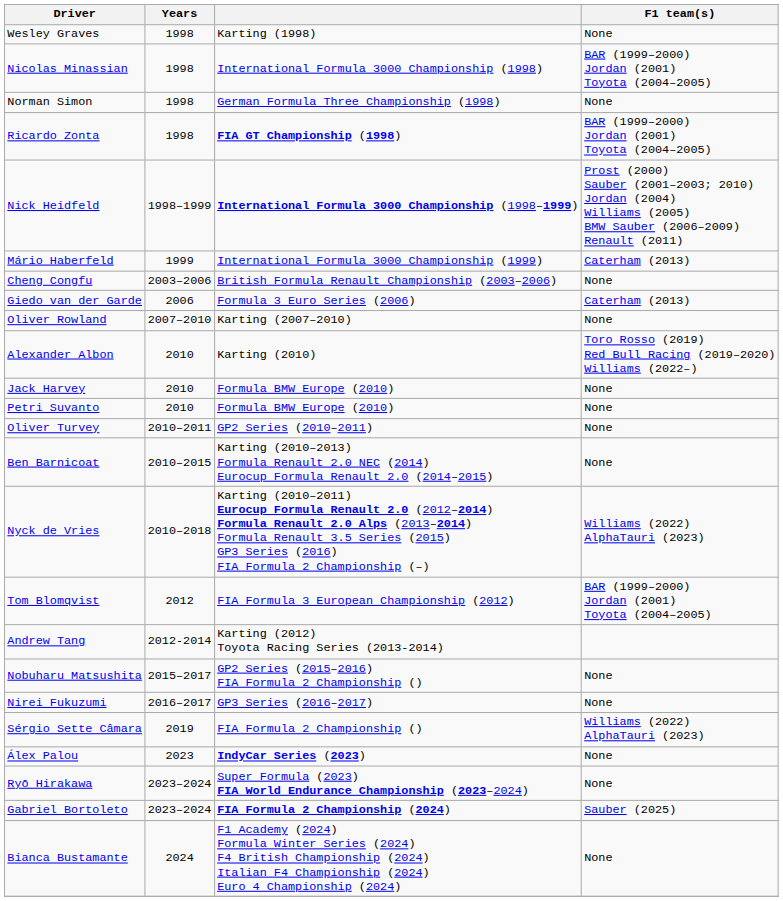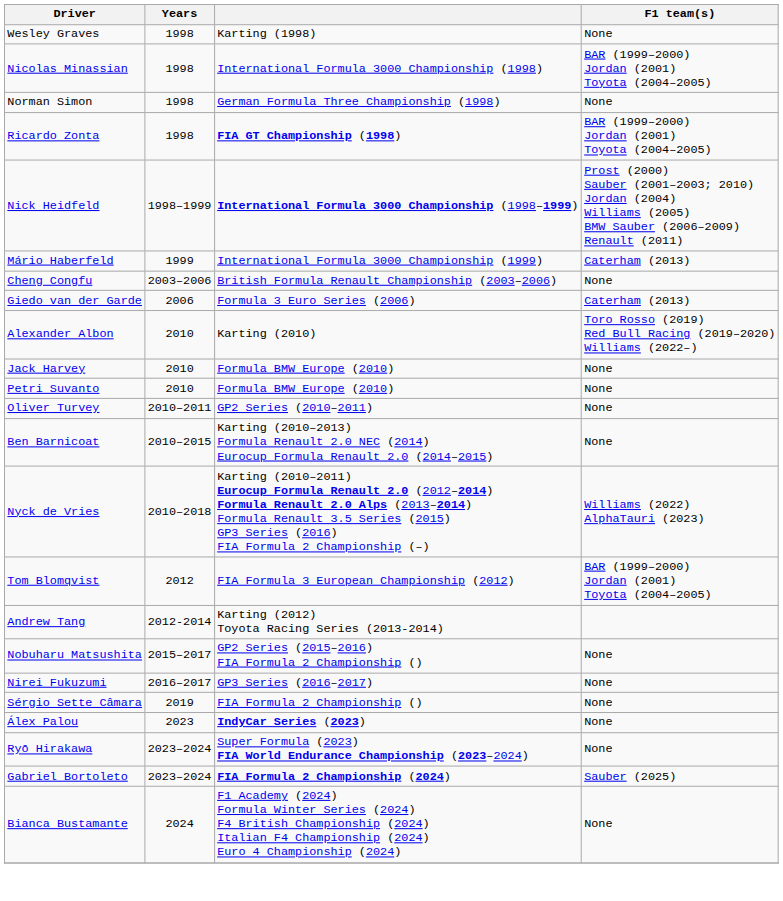- row: (57, 320)
(644, 729) Williams (2022) AlphaTauri (2023) -> (598, 702) None
